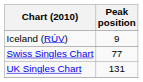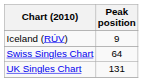(117, 54) 77 -> (117, 54) 64
